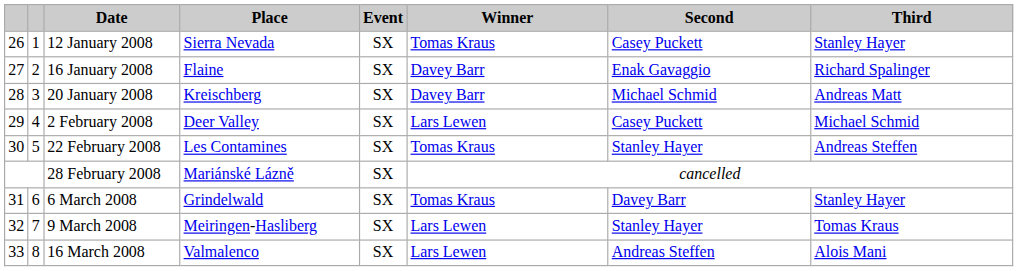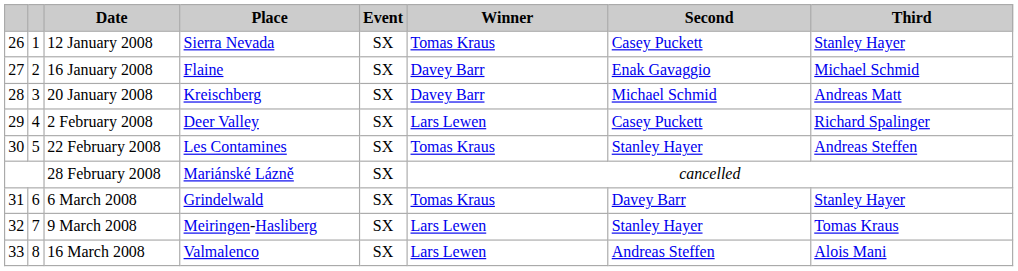(872, 69) Richard Spalinger -> (867, 69) Michael Schmid
(867, 121) Michael Schmid -> (872, 121) Richard Spalinger
